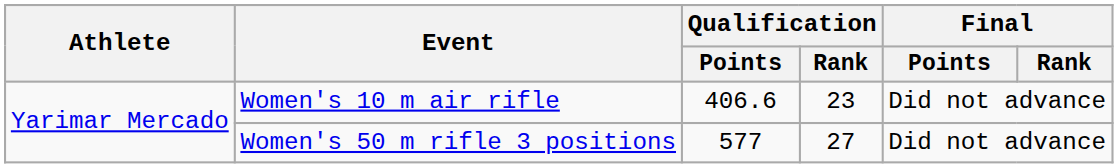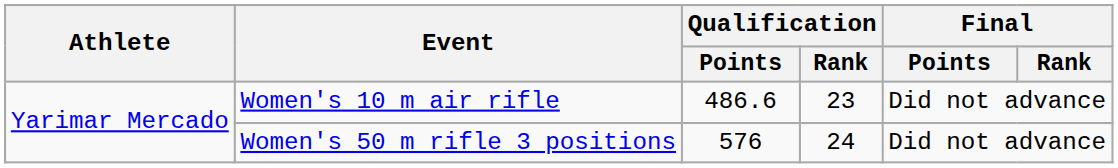(741, 102) 406.6 -> (741, 102) 486.6
(741, 143) 577 -> (741, 143) 576
(841, 143) 27 -> (841, 143) 24
